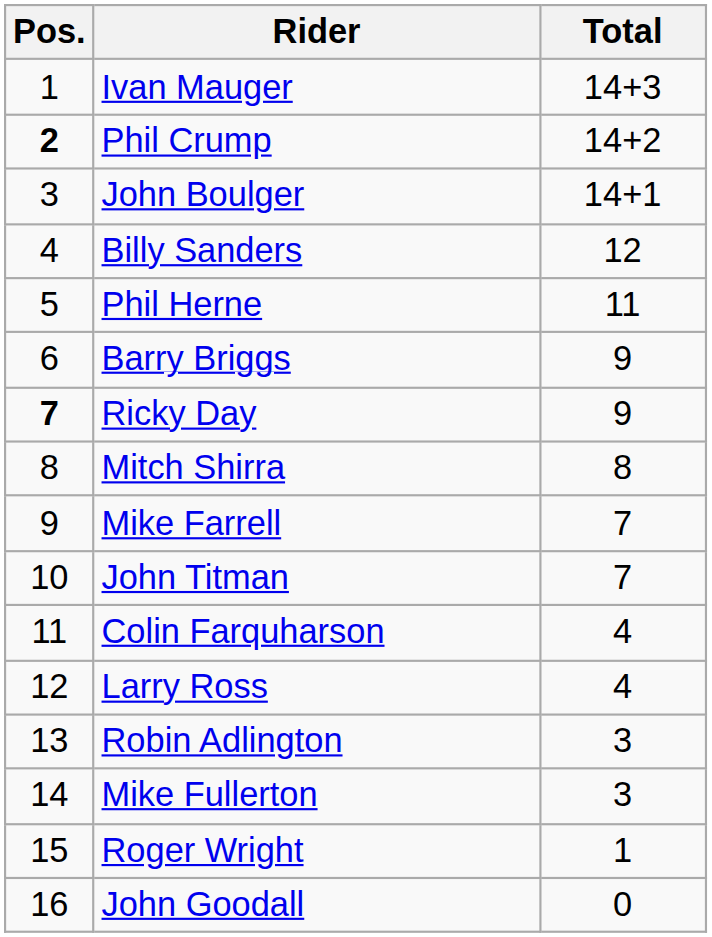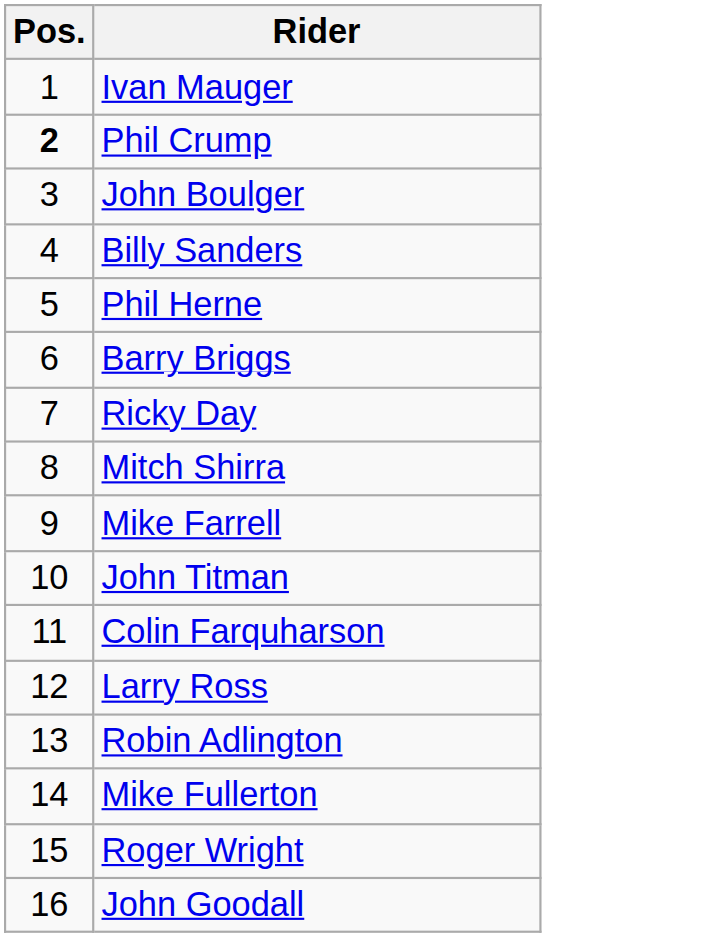- column: (623, 31)
(49, 413) bold -> (49, 413) normal
